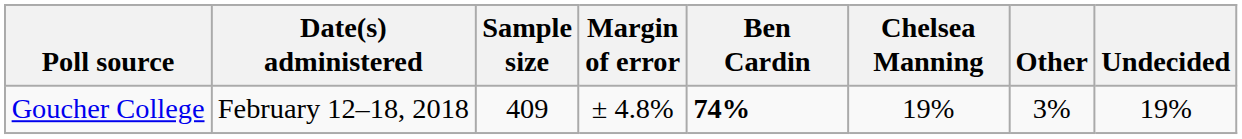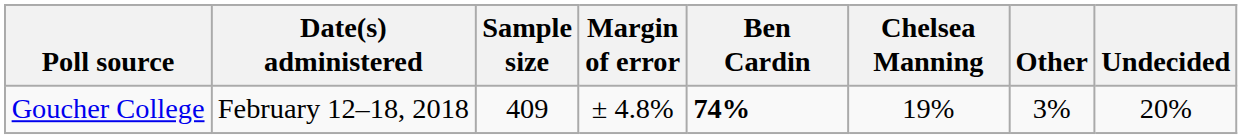(1166, 108) 19% -> (1166, 108) 20%
